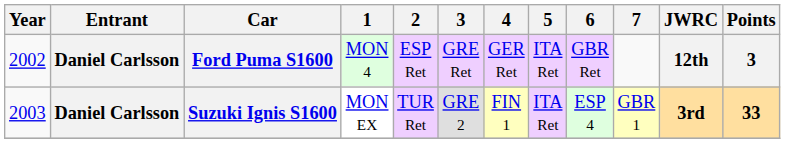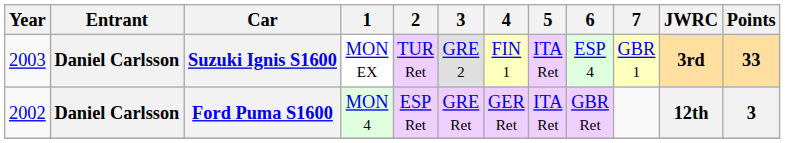rows swapped: (262, 60) <-> (262, 112)
